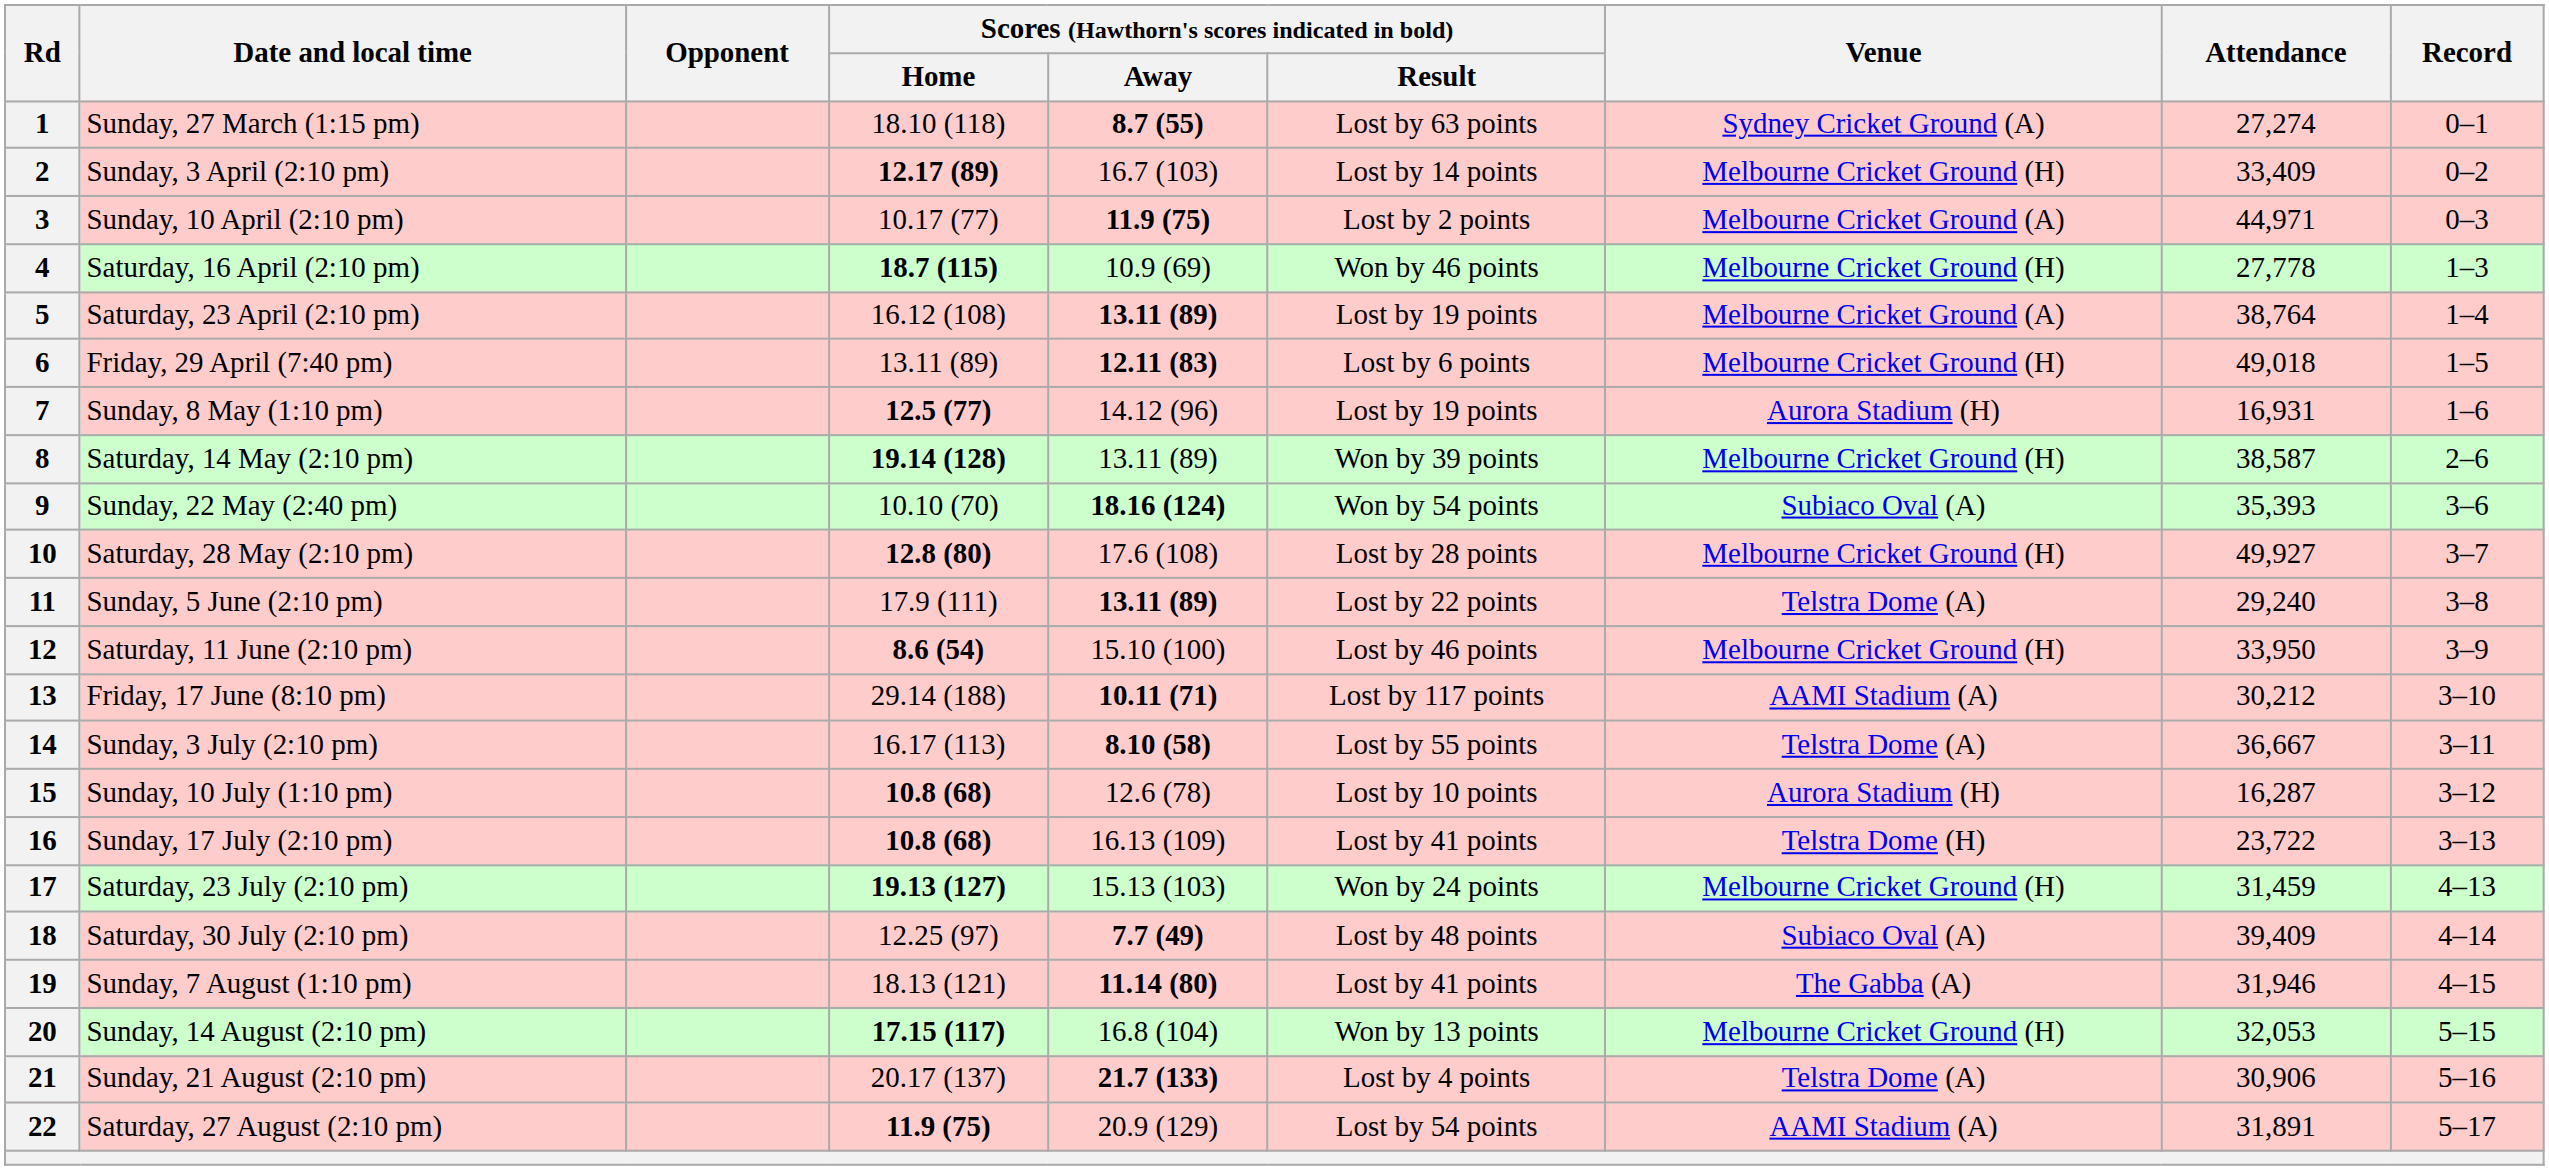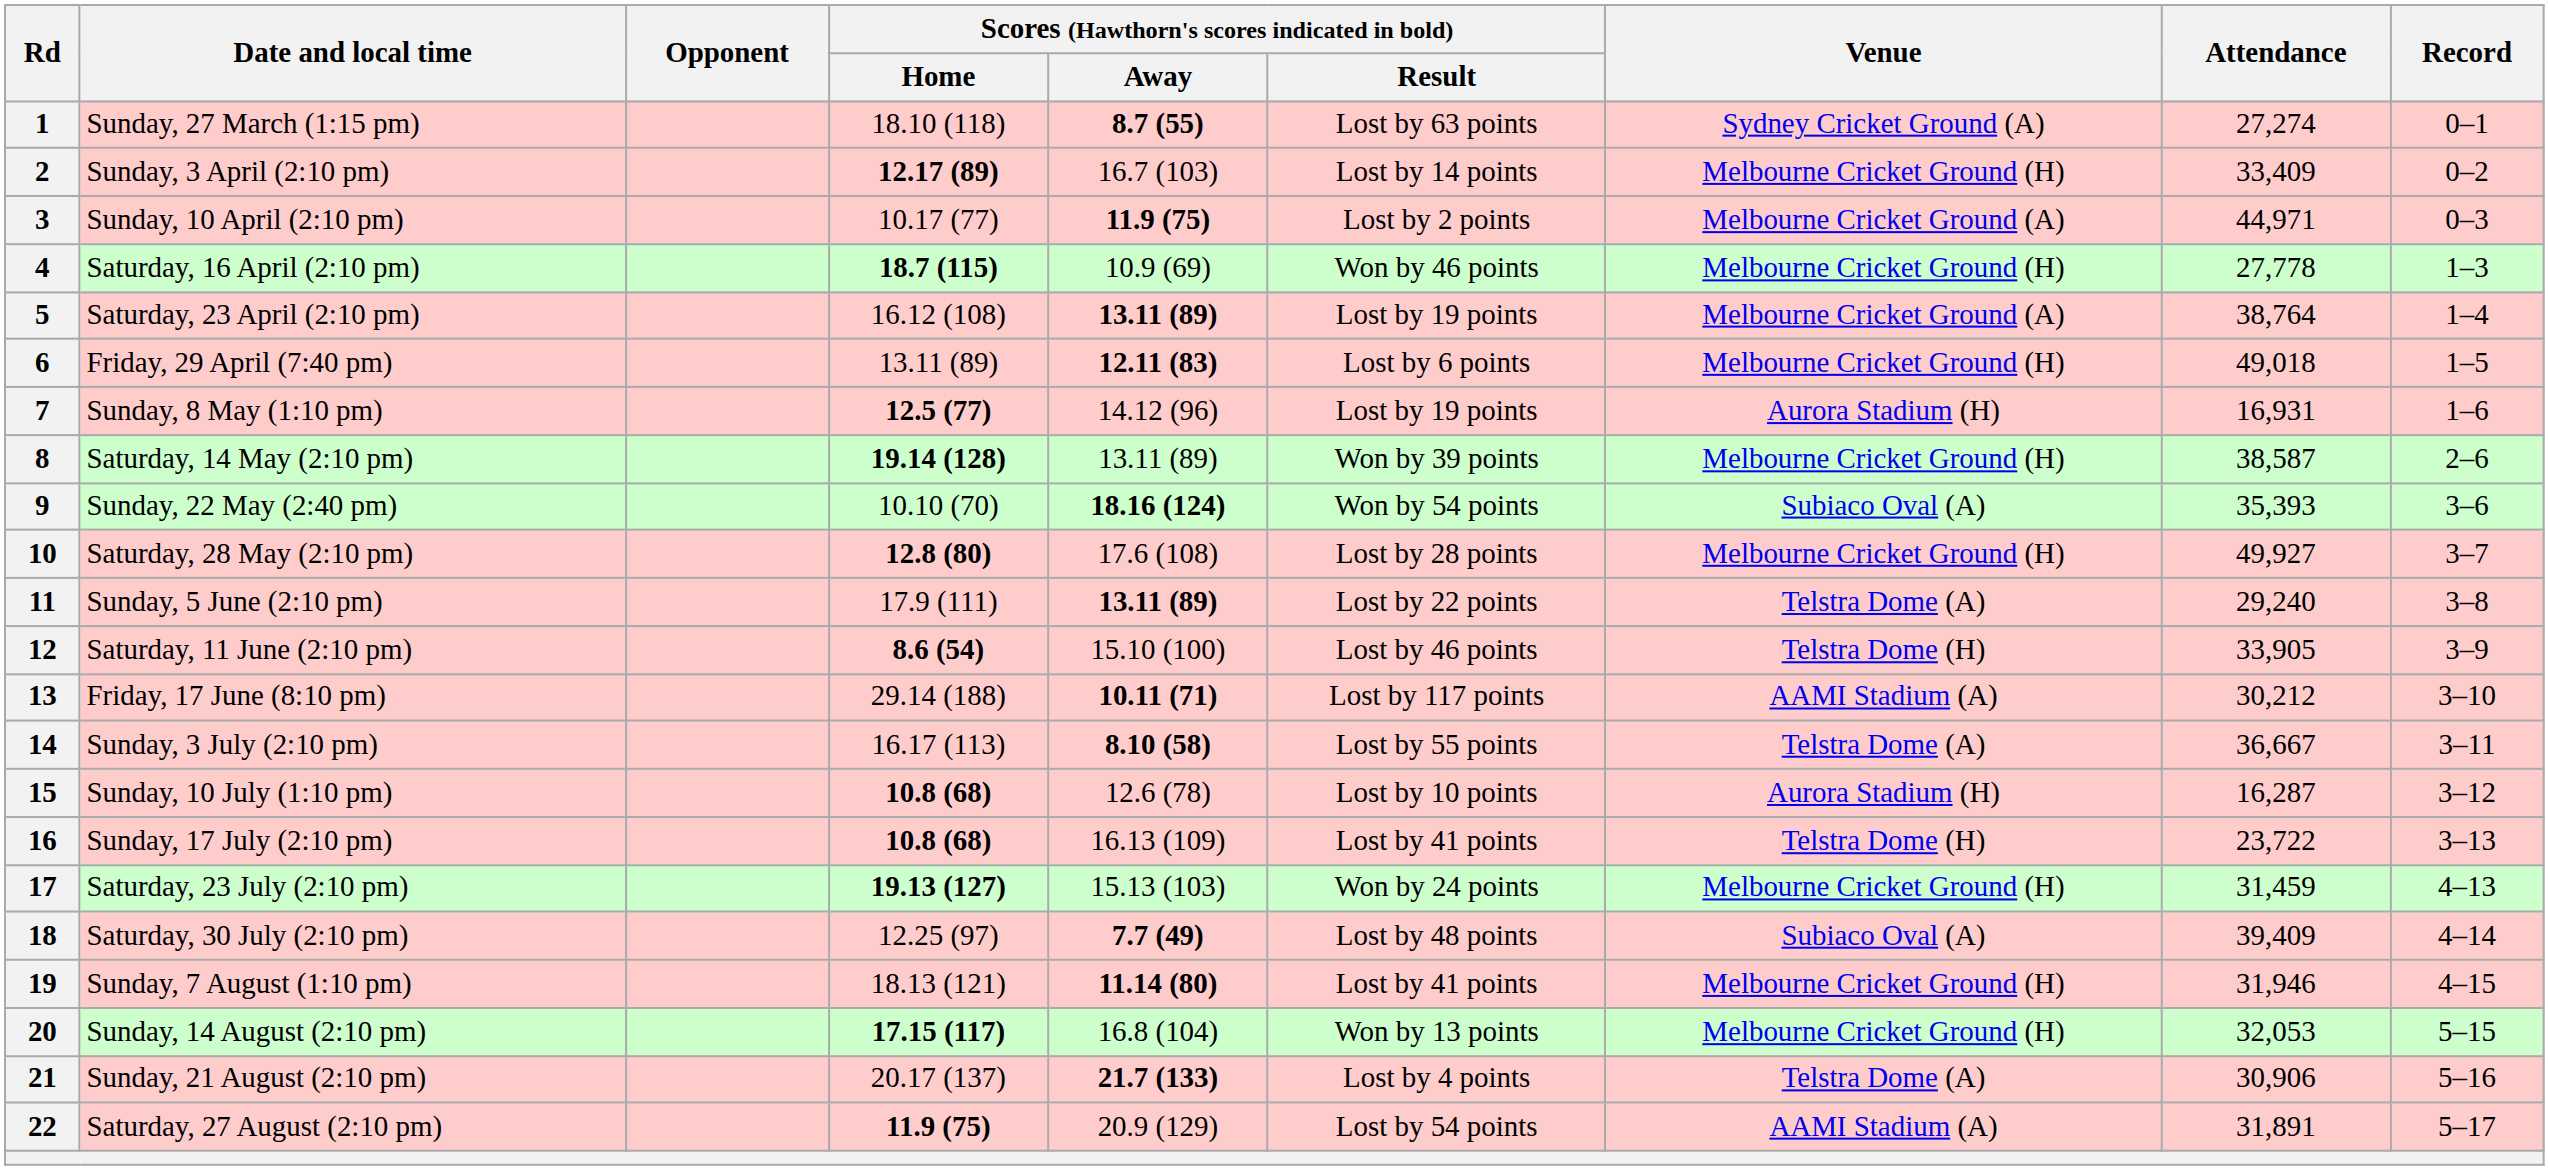(1883, 649) Melbourne Cricket Ground (H) -> (1883, 649) Telstra Dome (H)
(2276, 649) 33,950 -> (2276, 649) 33,905
(1883, 983) The Gabba (A) -> (1883, 983) Melbourne Cricket Ground (H)
